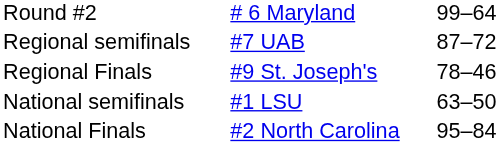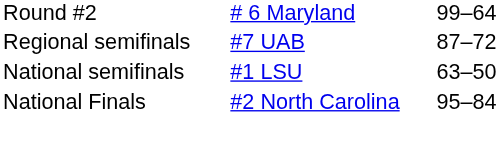- row: (77, 72)
